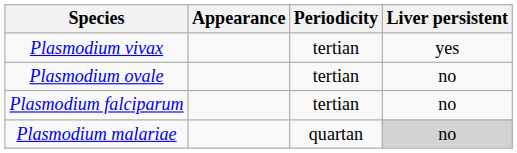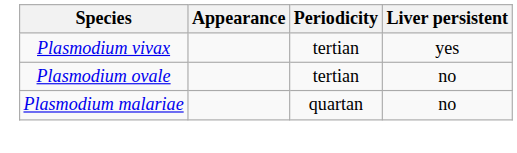- row: (97, 104)
(447, 133) lightgrey background -> (447, 104) no background
